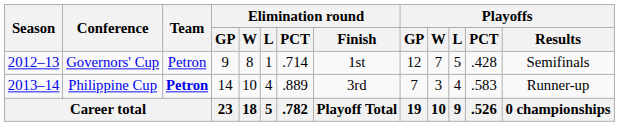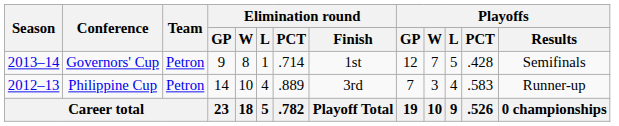(34, 62) 2012–13 -> (34, 62) 2013–14
(34, 86) 2013–14 -> (34, 86) 2012–13
(187, 86) bold -> (185, 86) normal
